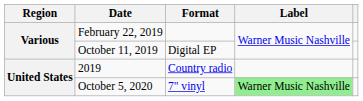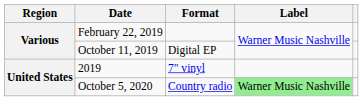(200, 68) Country radio -> (187, 68) 7" vinyl
(187, 86) 7" vinyl -> (200, 86) Country radio
